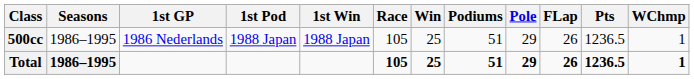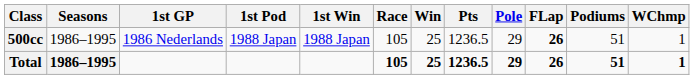columns swapped: (475, 16) <-> (605, 16)
(570, 39) normal -> (556, 39) bold
